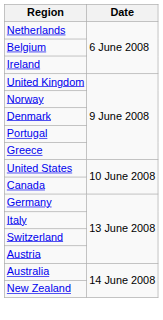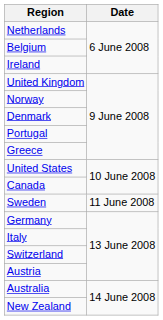+ row: (27, 202)
